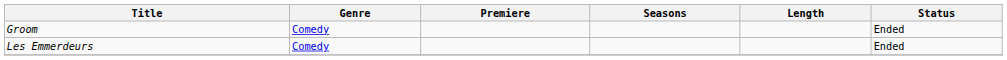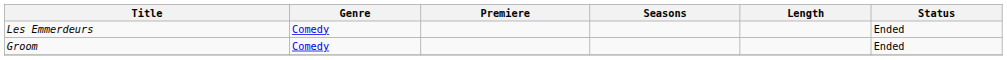rows swapped: (50, 46) <-> (22, 30)
